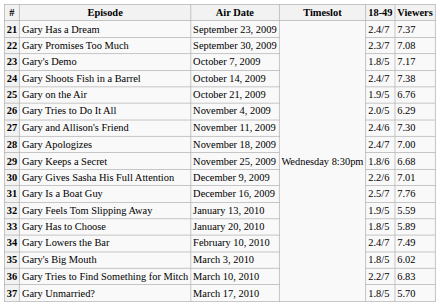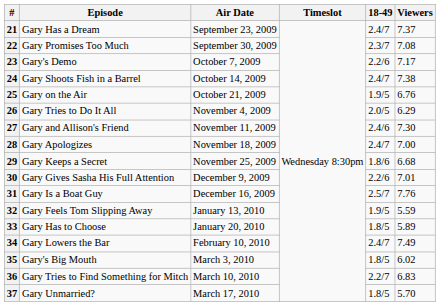(379, 62) 1.8/5 -> (379, 62) 2.2/6
